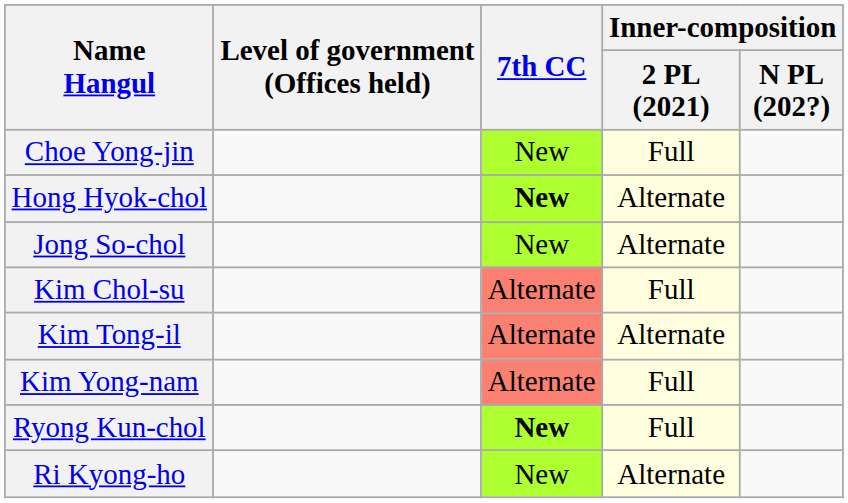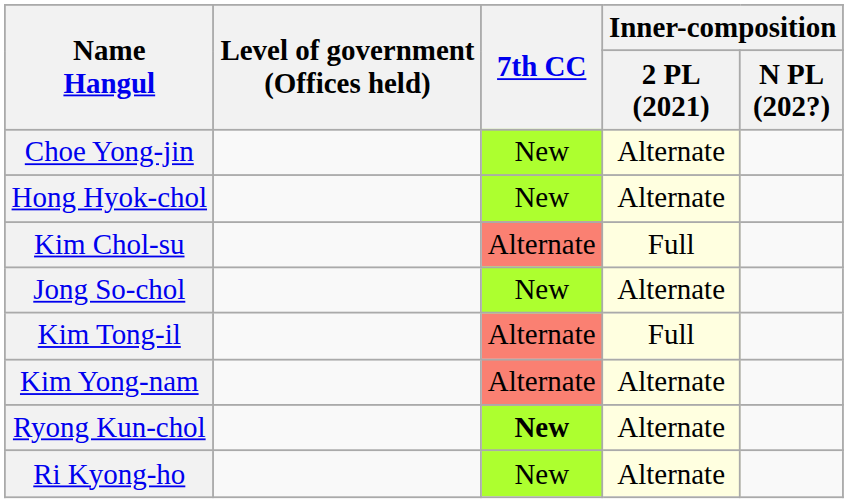(671, 151) Full -> (671, 151) Alternate
(542, 197) bold -> (542, 197) normal
rows swapped: (109, 243) <-> (109, 289)
(671, 335) Alternate -> (671, 335) Full
(671, 381) Full -> (671, 381) Alternate
(671, 427) Full -> (671, 427) Alternate
